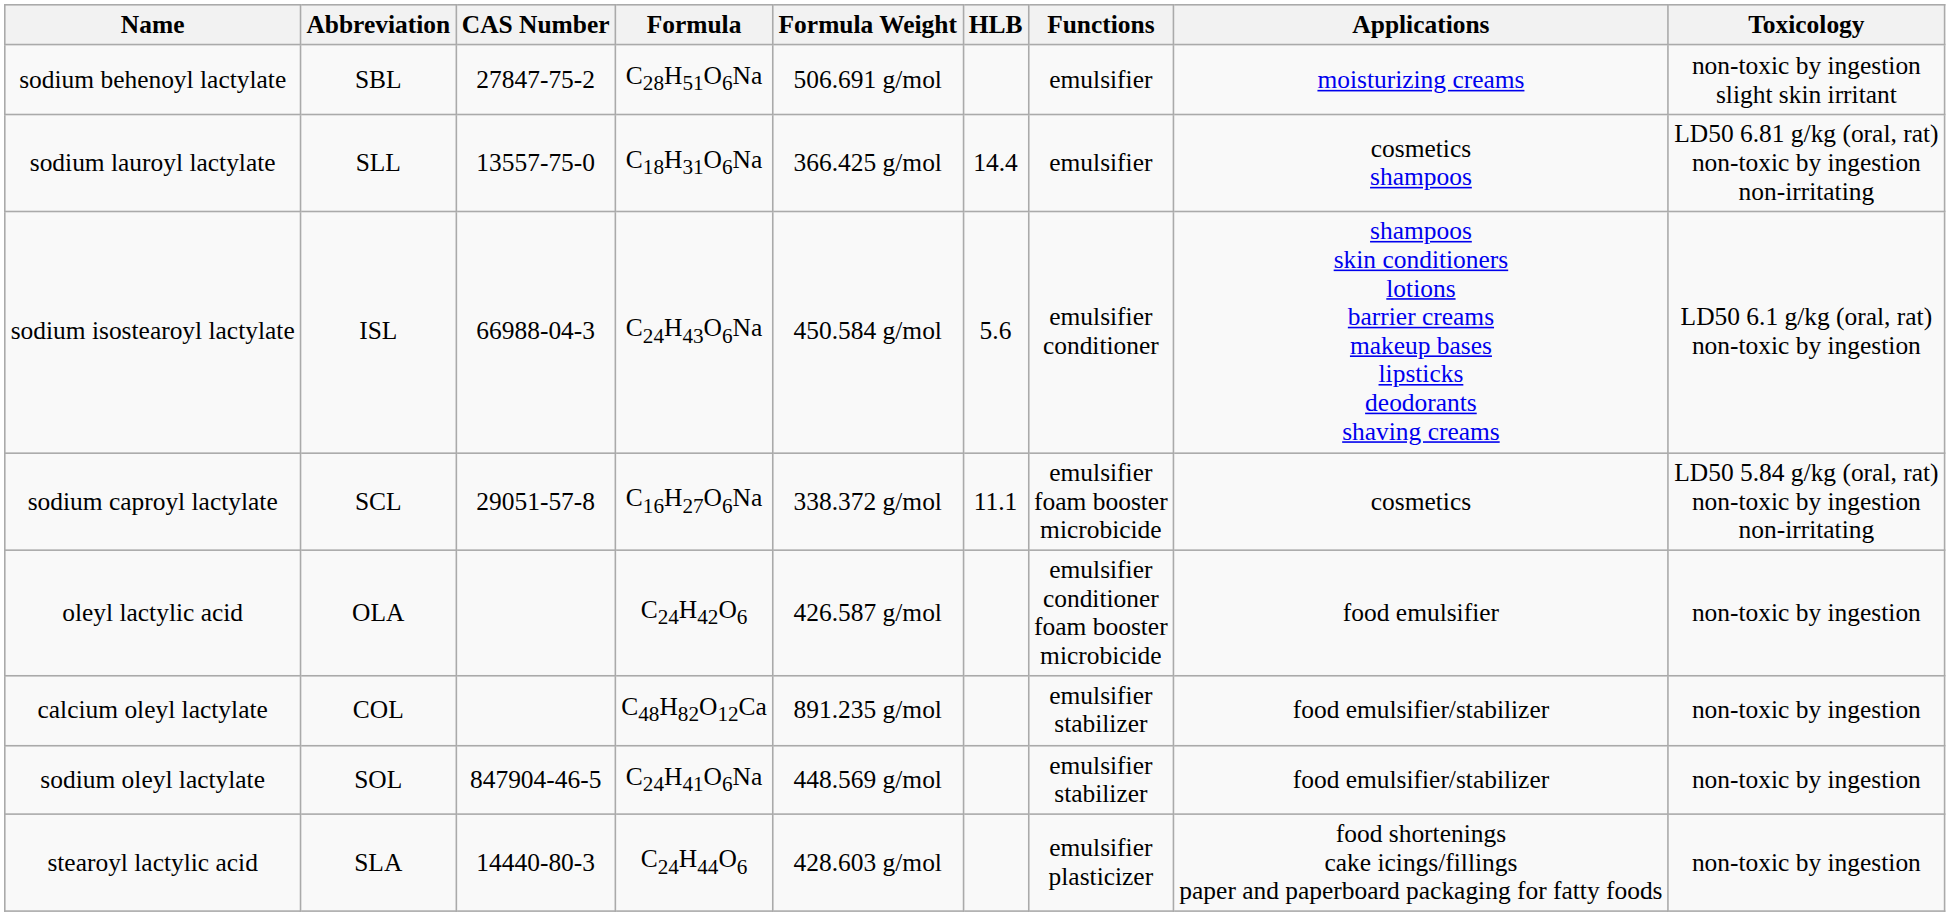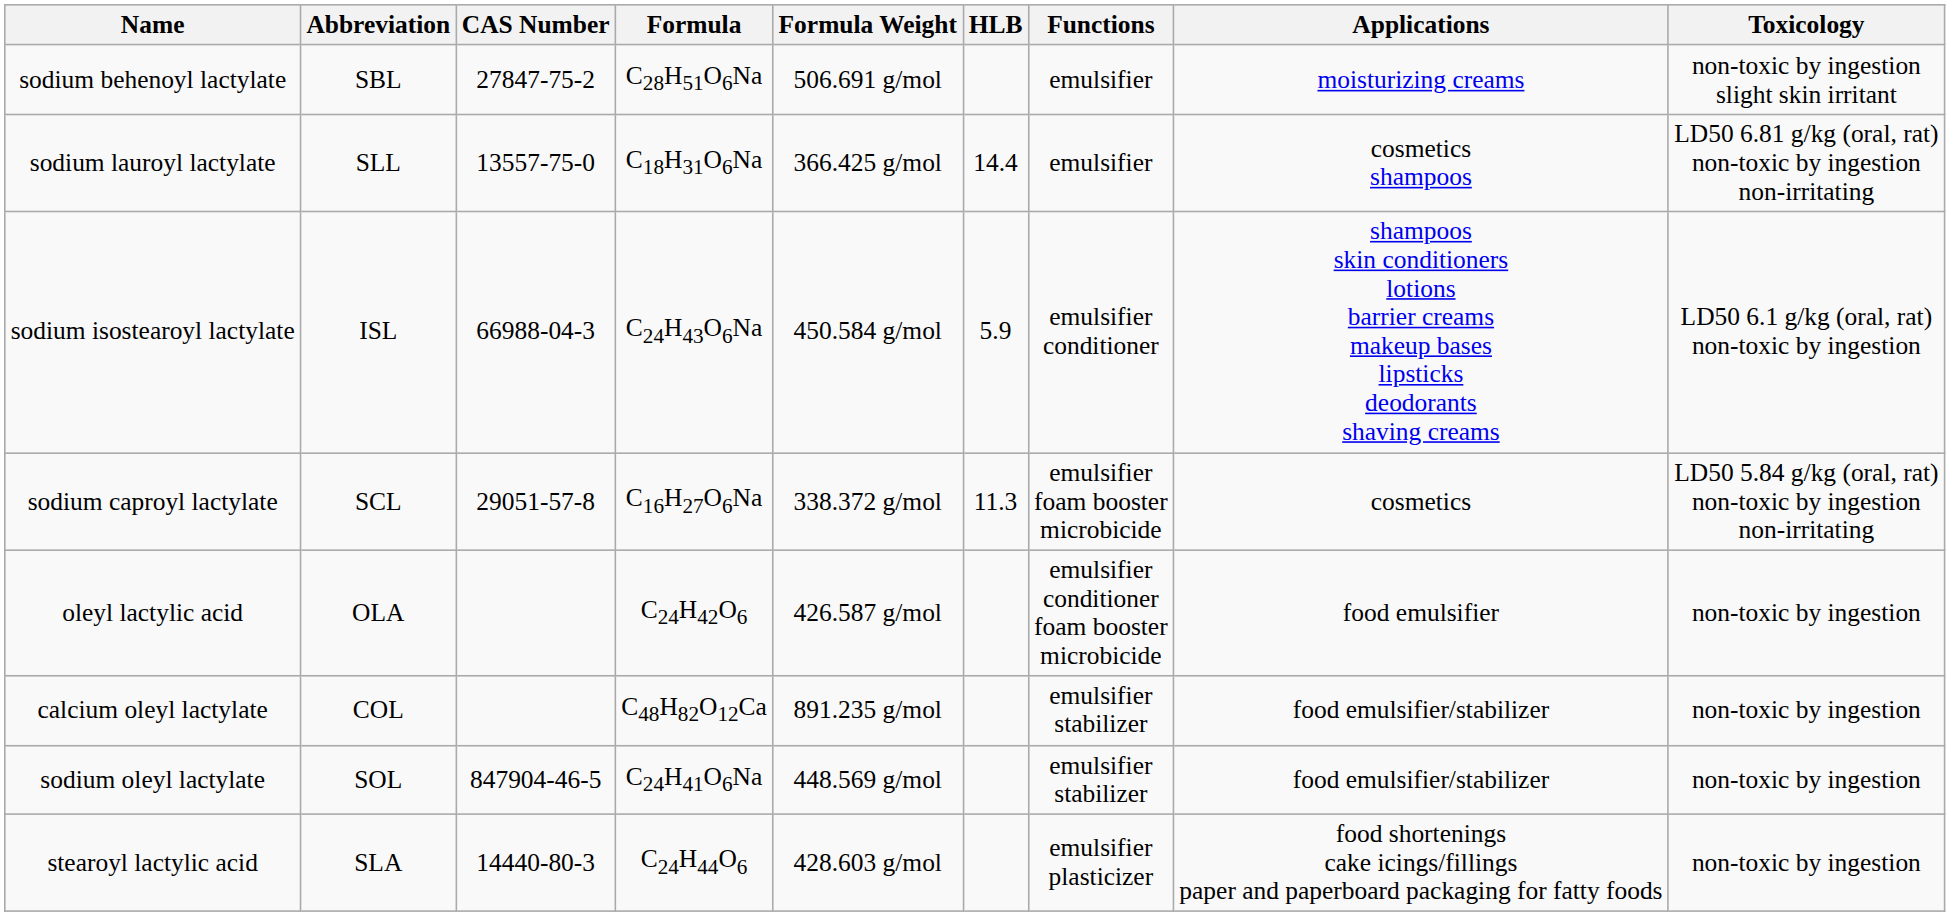(995, 331) 5.6 -> (995, 331) 5.9
(995, 500) 11.1 -> (995, 500) 11.3
